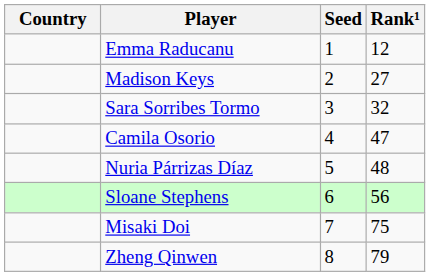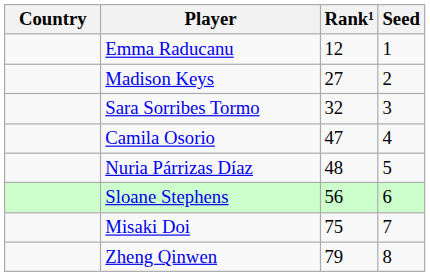columns swapped: (395, 19) <-> (343, 19)
